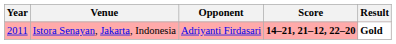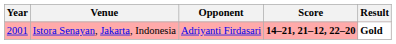(17, 30) 2011 -> (17, 30) 2001
